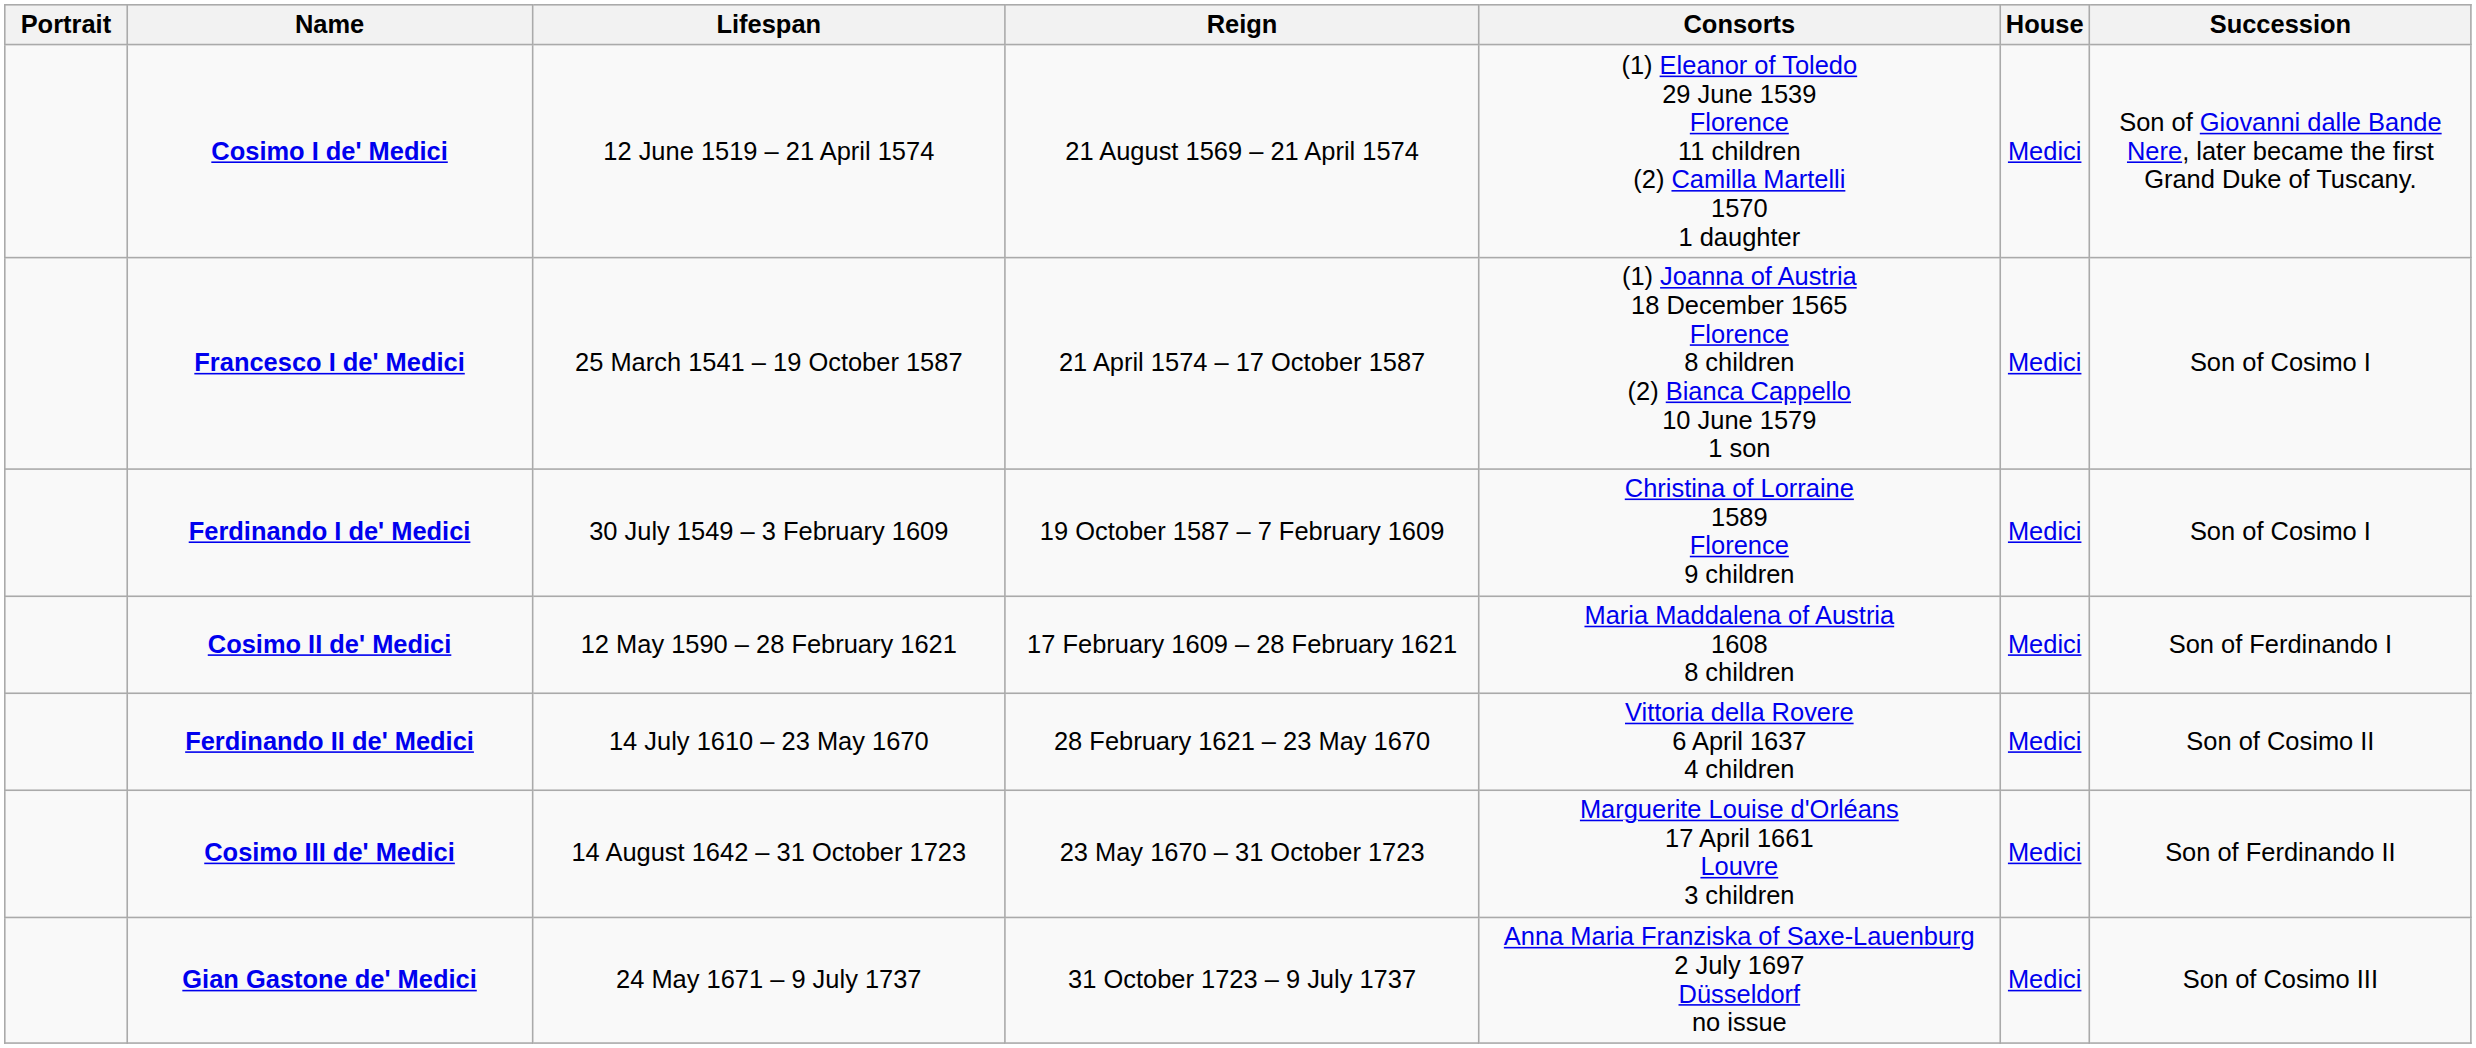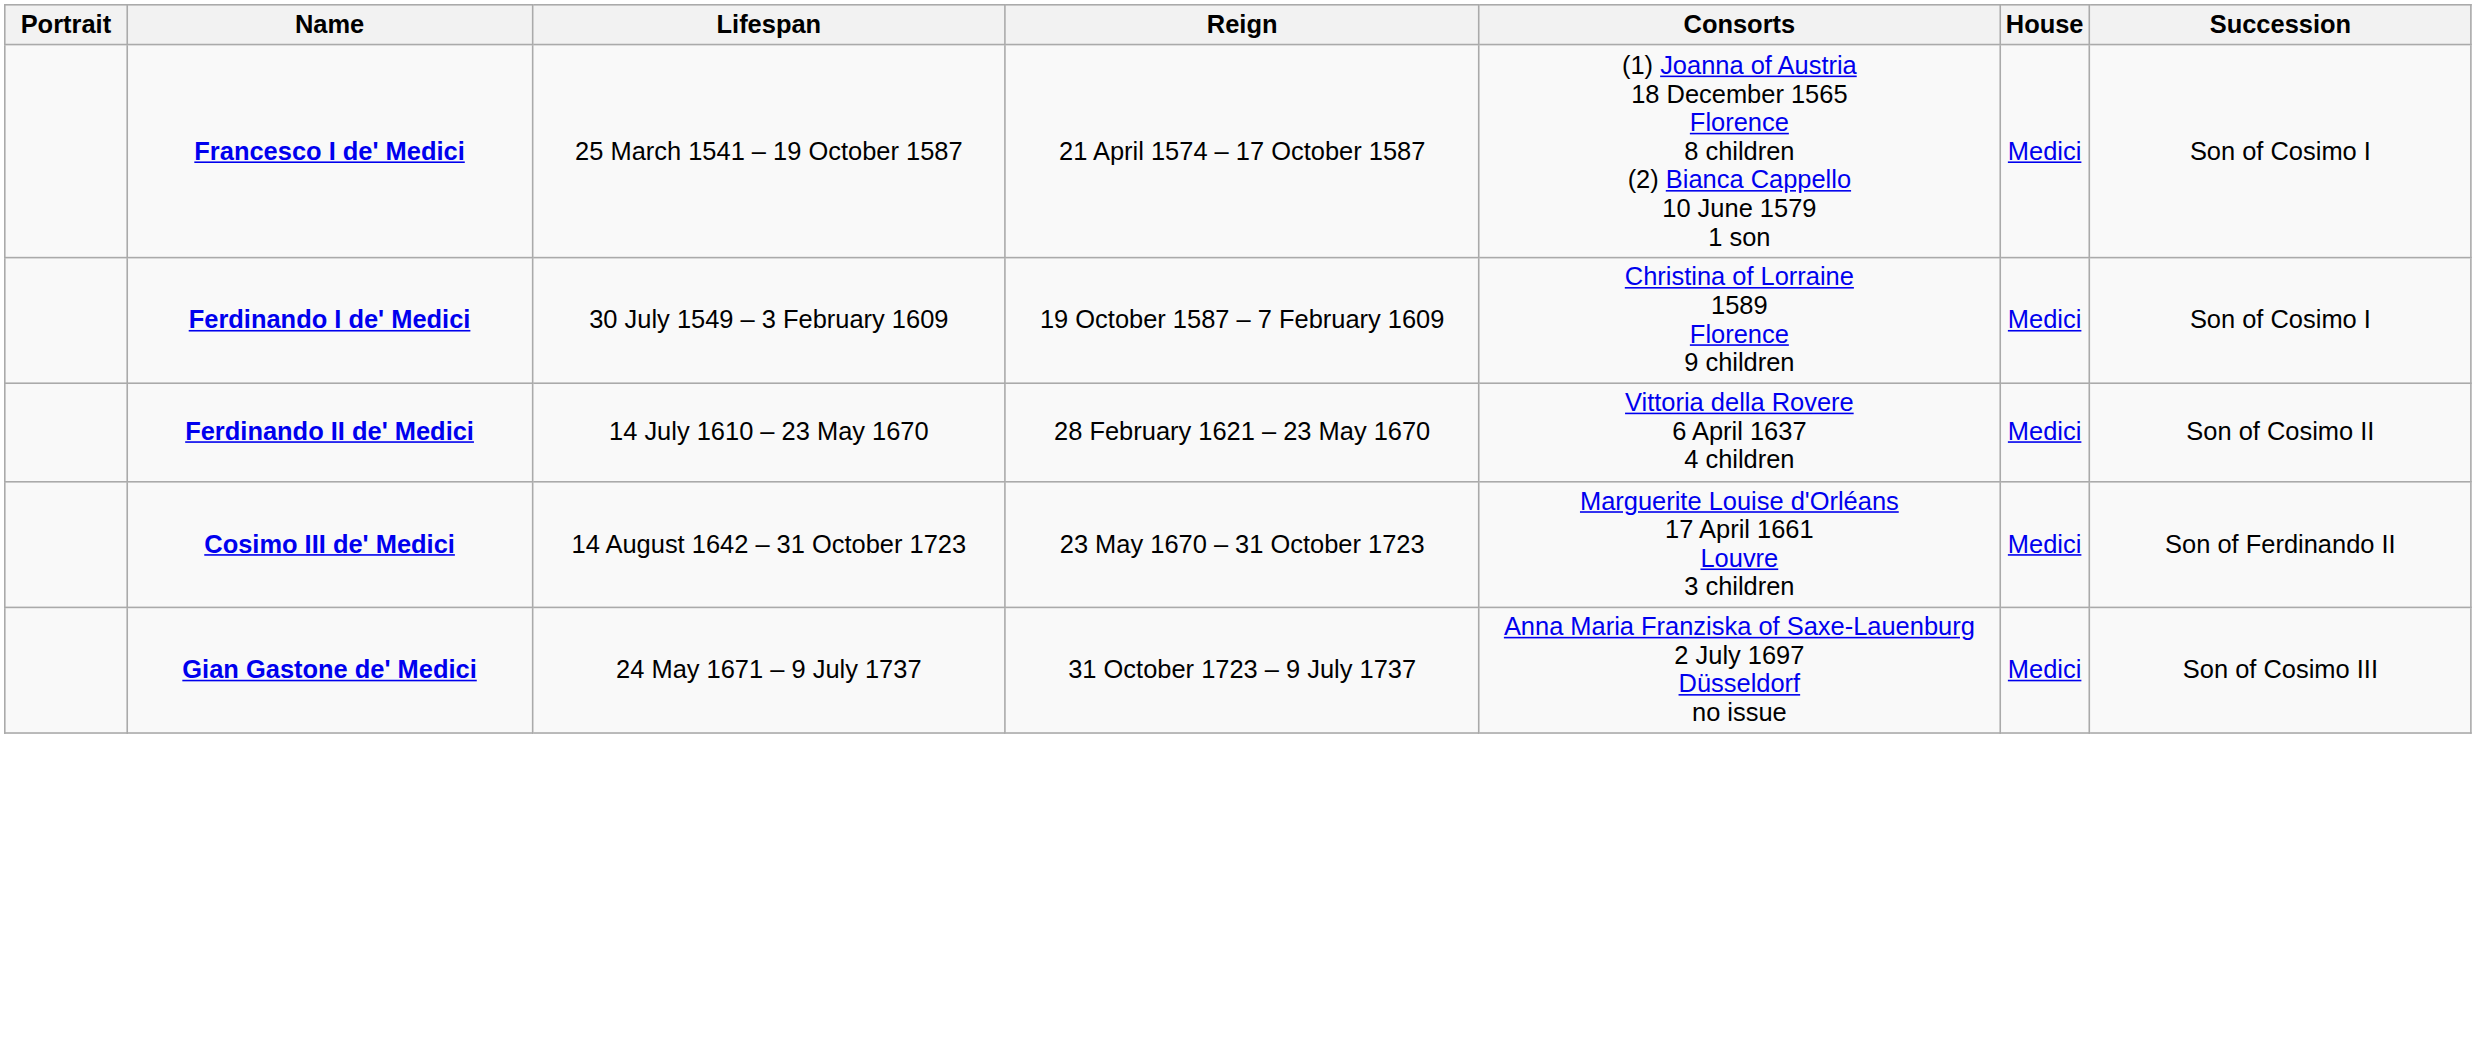- row: (330, 150)
- row: (330, 643)
